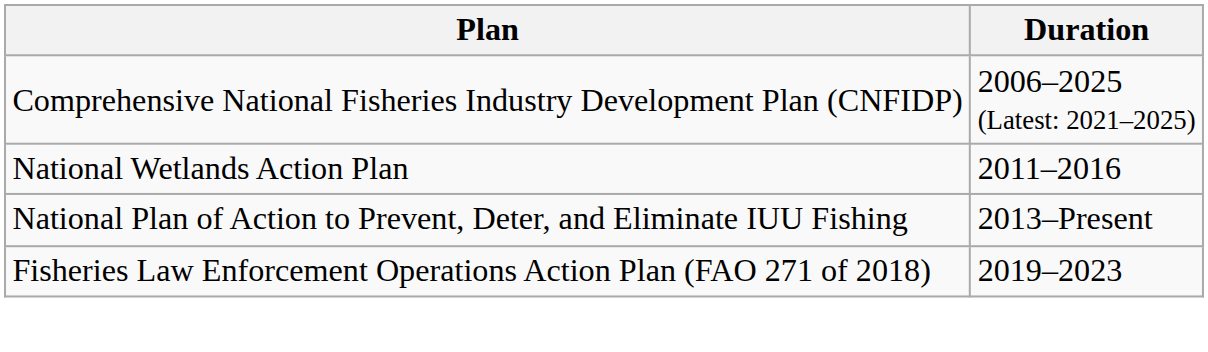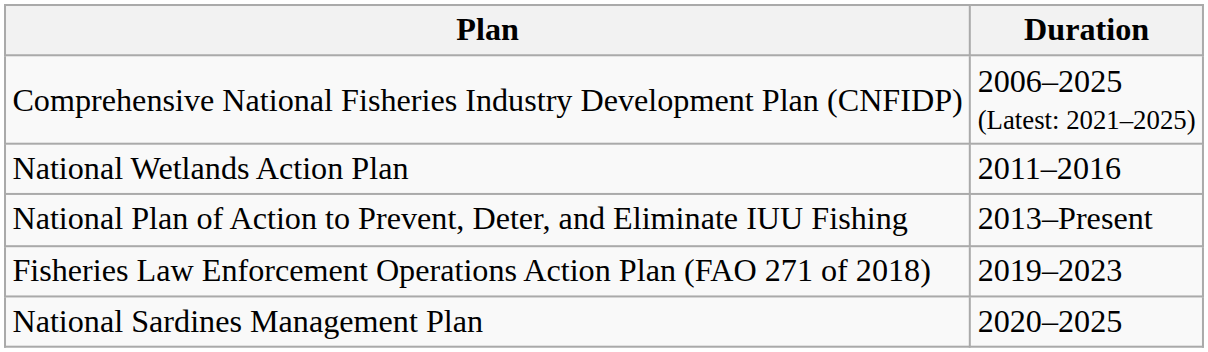+ row: (248, 321)
